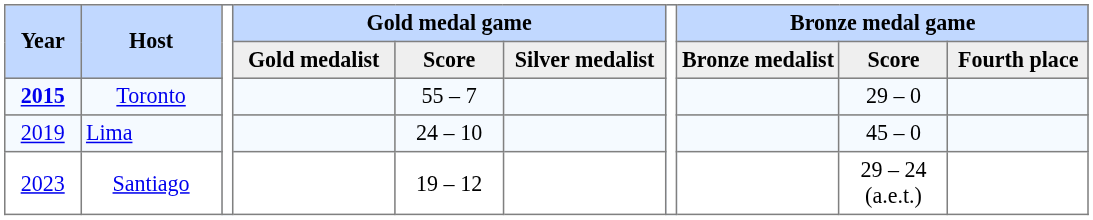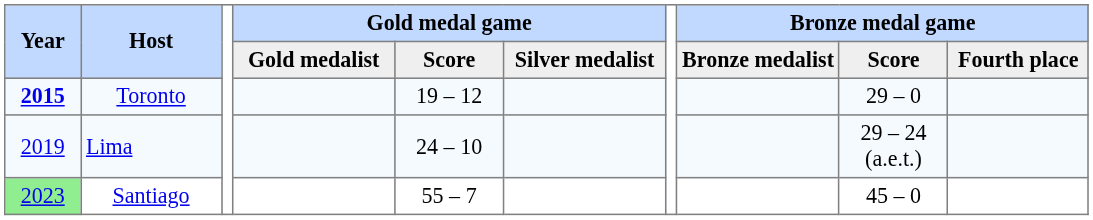(449, 96) 55 – 7 -> (449, 96) 19 – 12
(894, 133) 45 – 0 -> (894, 146) 29 – 24 (a.e.t.)
(43, 182) no background -> (43, 195) lightgreen background
(449, 182) 19 – 12 -> (449, 195) 55 – 7
(894, 182) 29 – 24 (a.e.t.) -> (894, 195) 45 – 0
